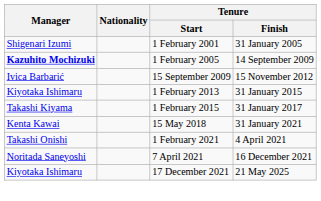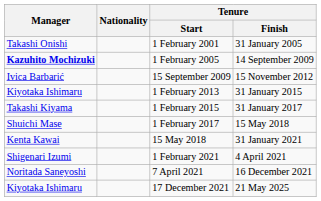(39, 44) Shigenari Izumi -> (37, 44) Takashi Onishi
+ row: (186, 124)
(37, 140) Takashi Onishi -> (39, 156) Shigenari Izumi
